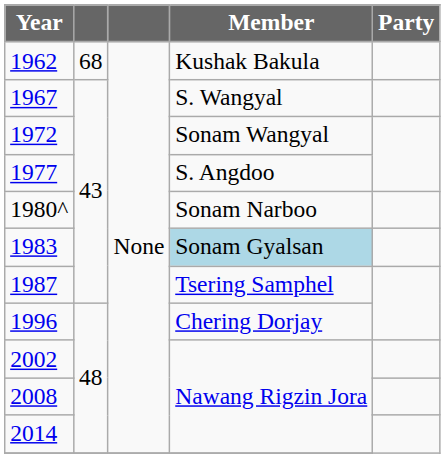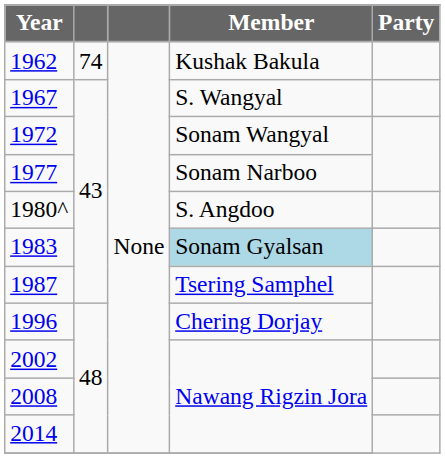(91, 60) 68 -> (91, 60) 74
(225, 172) S. Angdoo -> (246, 172) Sonam Narboo
(246, 209) Sonam Narboo -> (225, 209) S. Angdoo
